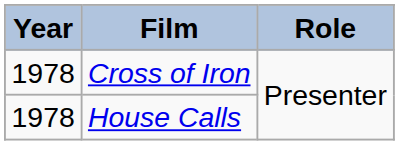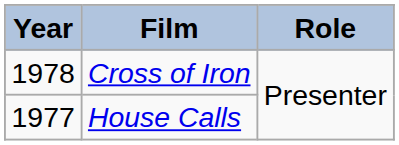(43, 118) 1978 -> (43, 118) 1977
